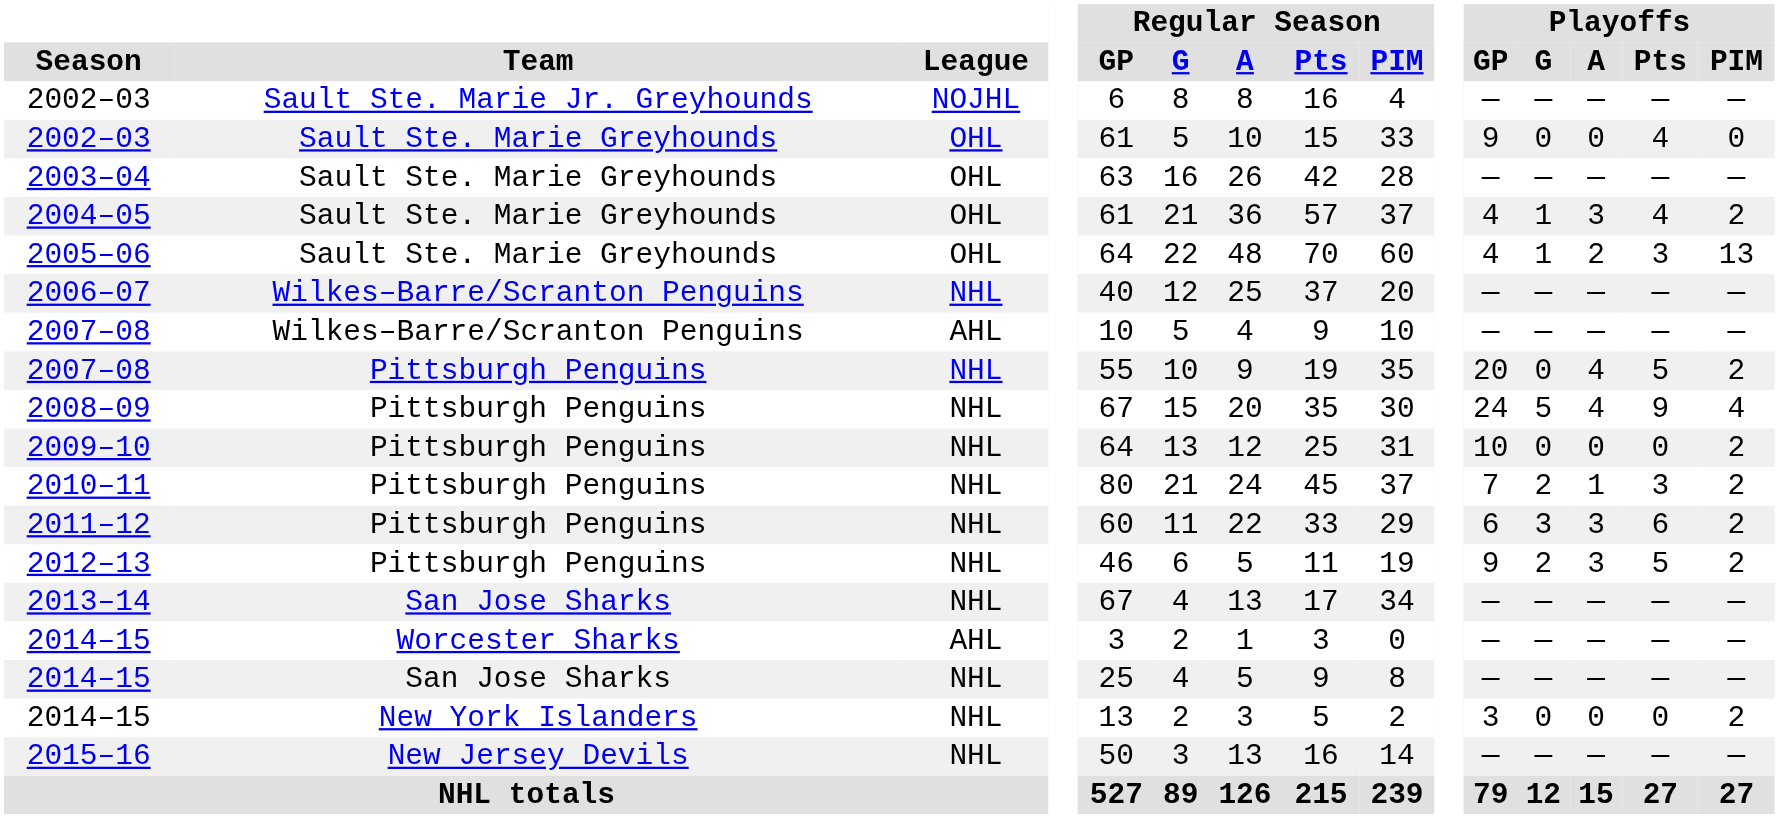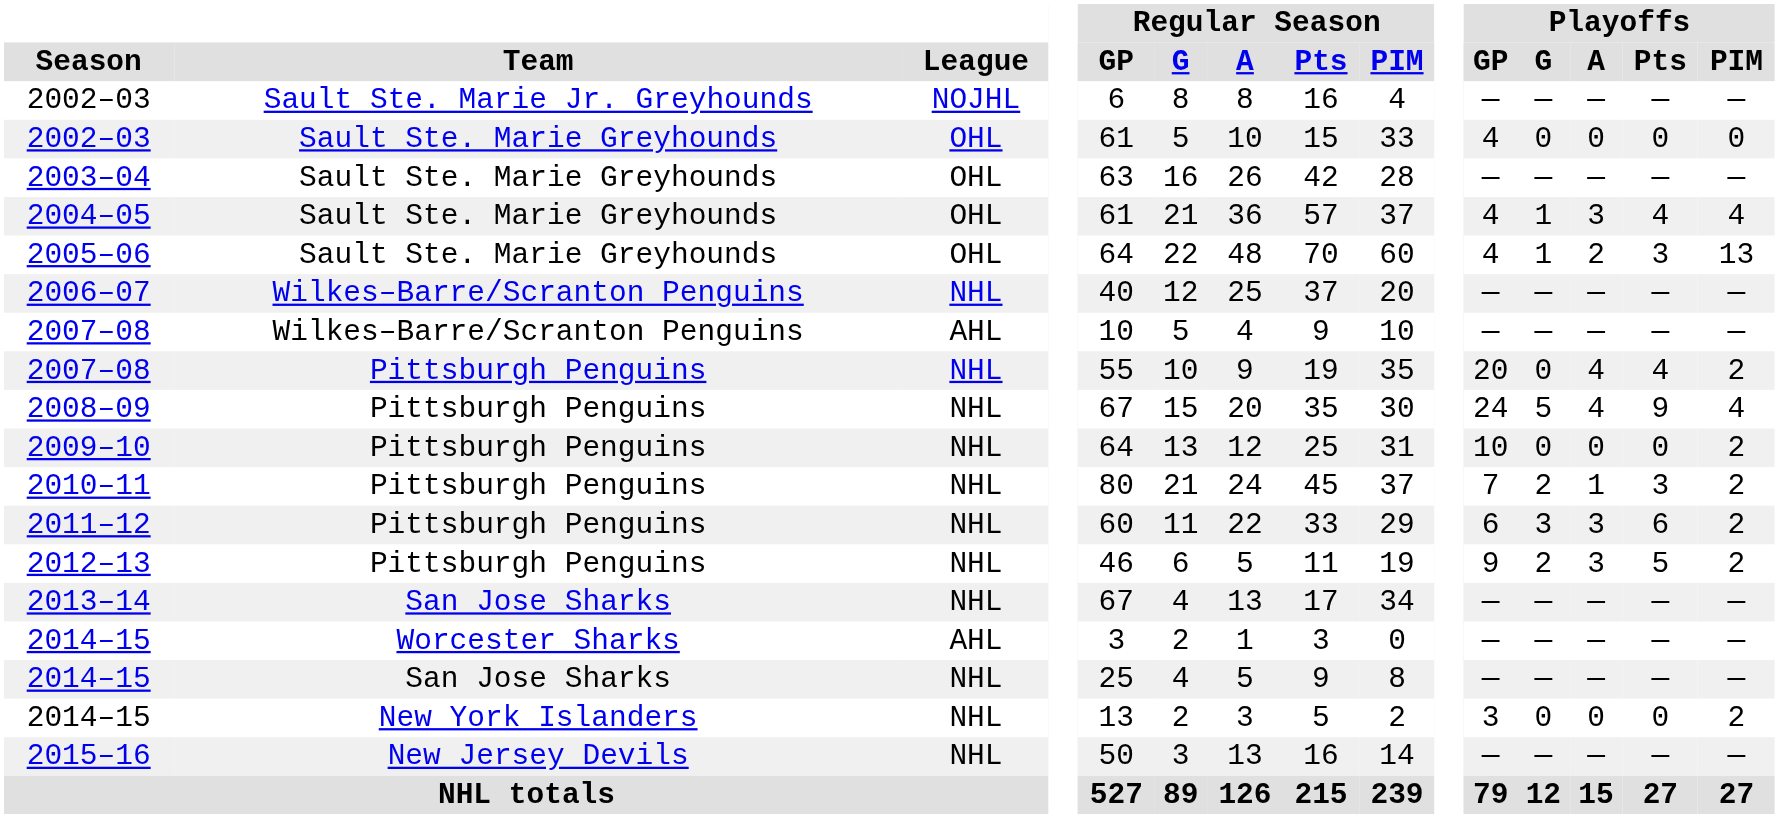(1491, 139) 9 -> (1491, 139) 4
(1660, 139) 4 -> (1660, 139) 0
(1736, 216) 2 -> (1736, 216) 4
(1660, 371) 5 -> (1660, 371) 4
